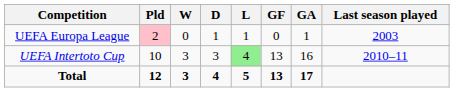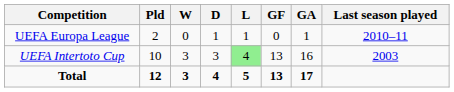(155, 35) pink background -> (155, 35) no background
(385, 35) 2003 -> (385, 35) 2010–11
(385, 55) 2010–11 -> (385, 55) 2003
